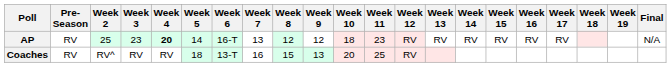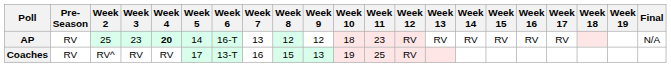(197, 55) 18 -> (197, 55) 17
(349, 55) 20 -> (349, 55) 19
